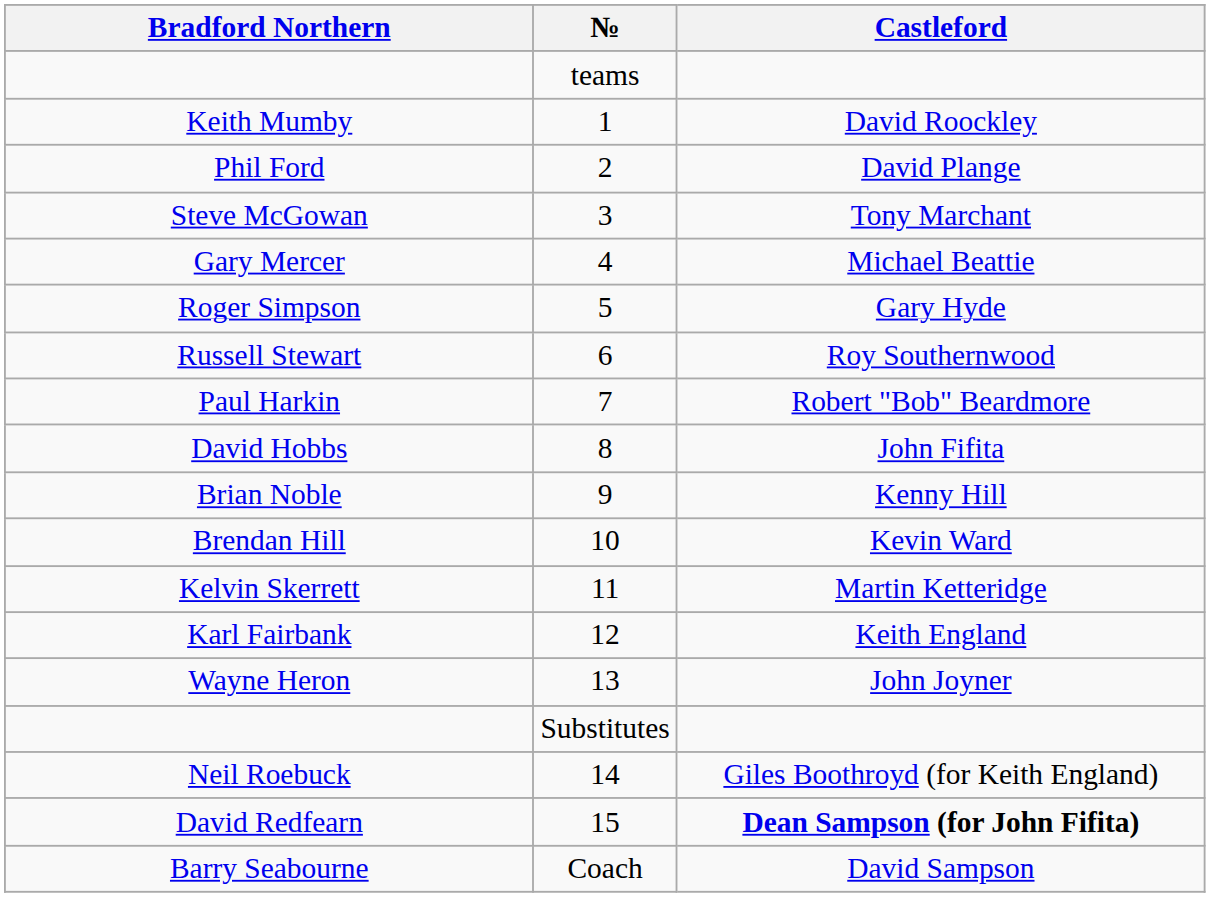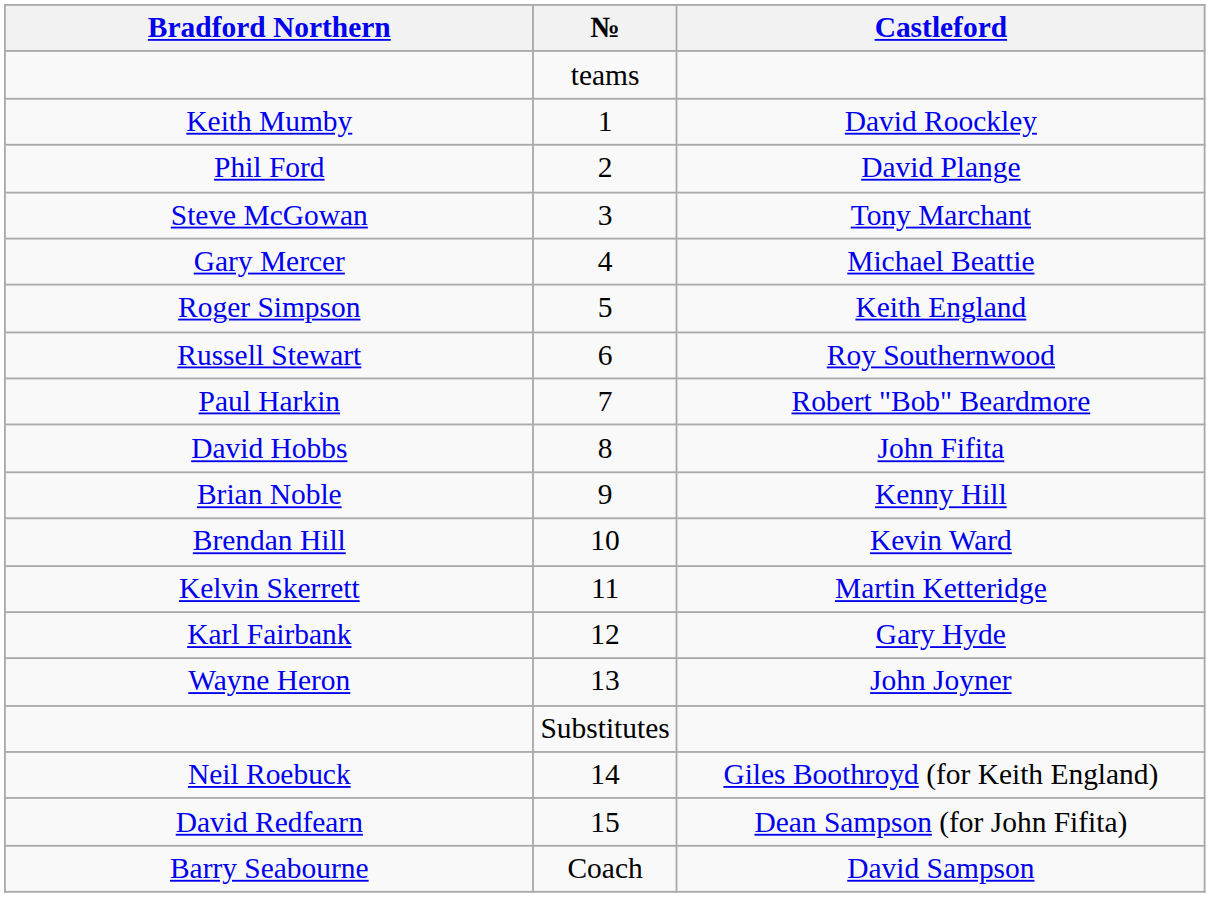(941, 307) Gary Hyde -> (941, 307) Keith England
(941, 634) Keith England -> (941, 634) Gary Hyde
(941, 821) bold -> (941, 821) normal
